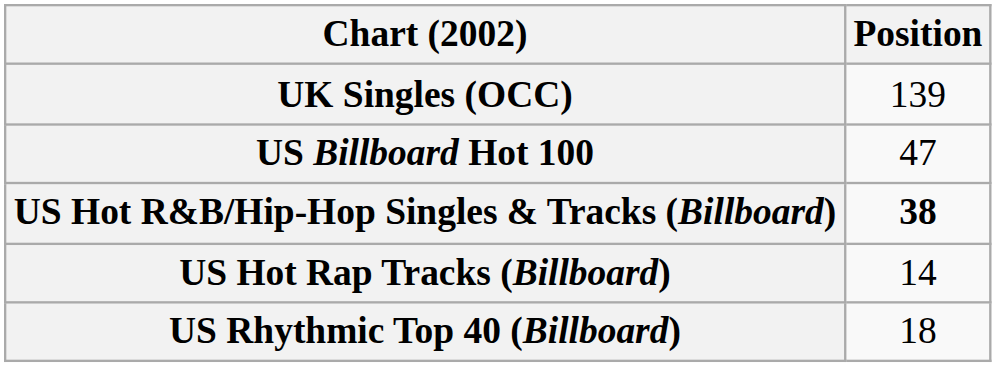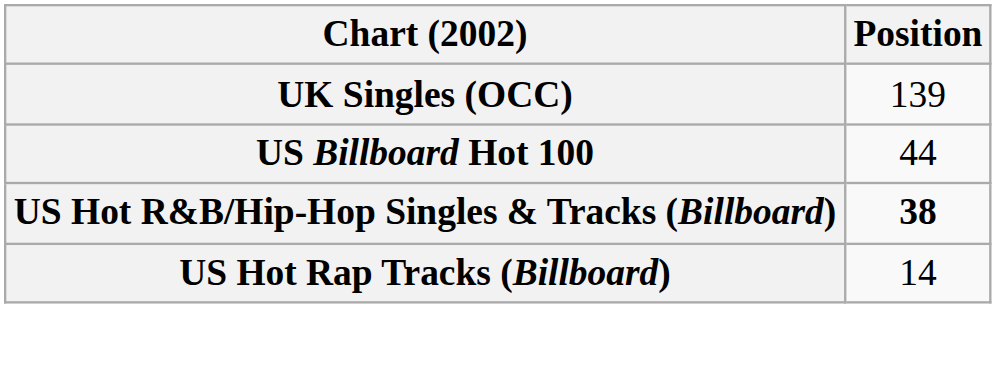(918, 152) 47 -> (918, 152) 44
- row: (425, 331)
